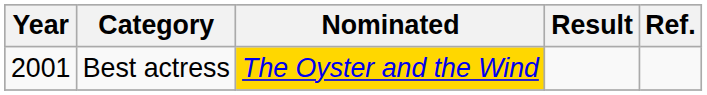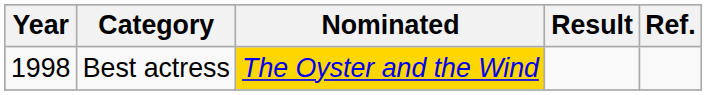(41, 68) 2001 -> (41, 68) 1998
